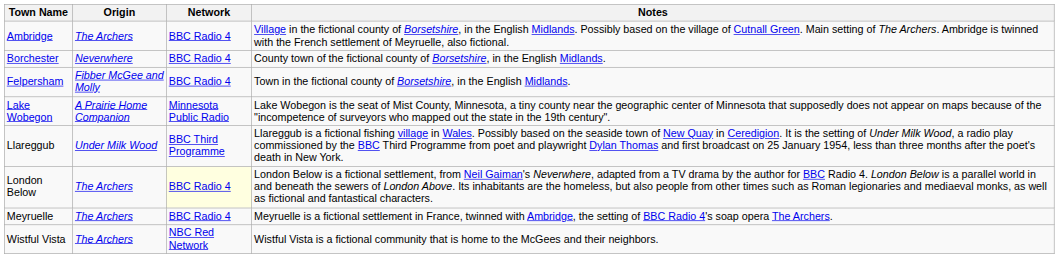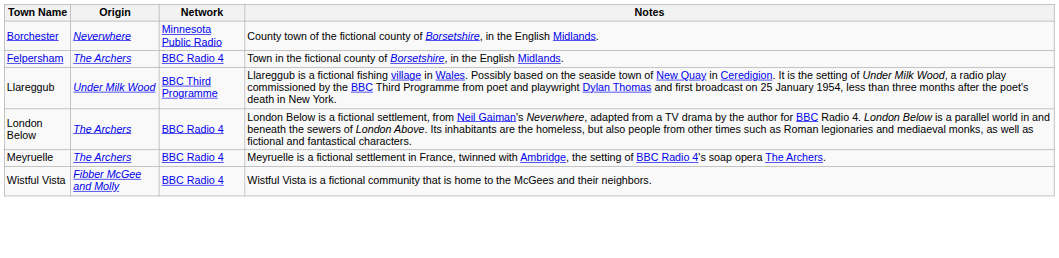- row: (30, 36)
(200, 59) BBC Radio 4 -> (192, 36) Minnesota Public Radio
(119, 82) Fibber McGee and Molly -> (102, 59) The Archers
- row: (30, 111)
(200, 187) lightyellow background -> (193, 129) no background
(104, 239) The Archers -> (107, 181) Fibber McGee and Molly
(191, 239) NBC Red Network -> (193, 181) BBC Radio 4
